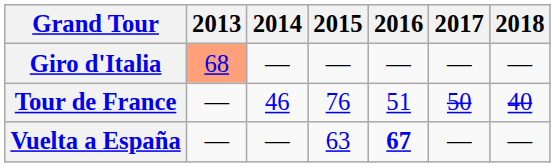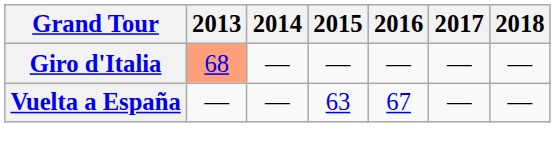- row: (96, 102)
(399, 141) bold -> (399, 102) normal
